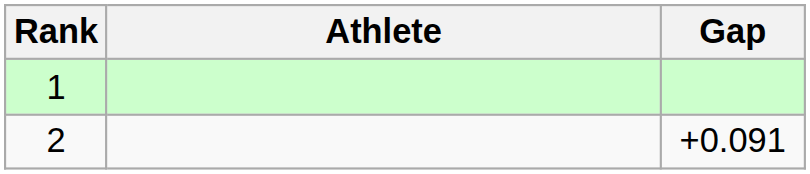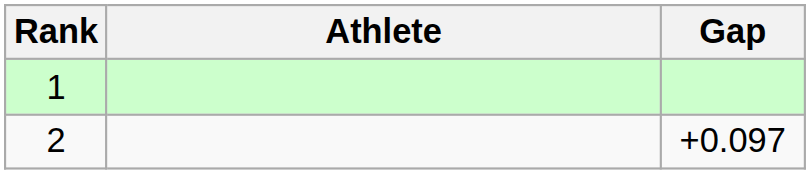(733, 140) +0.091 -> (733, 140) +0.097
